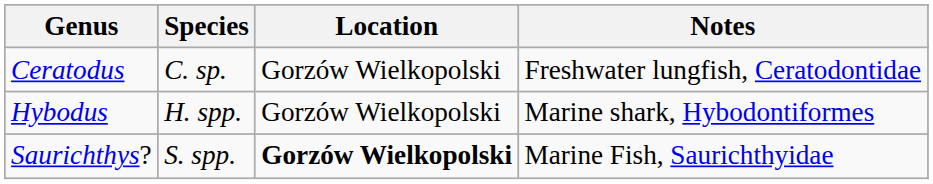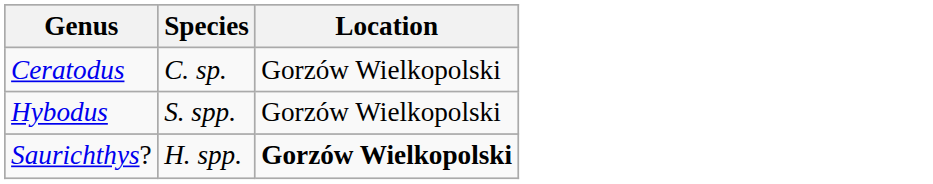- column: (723, 26)
(203, 112) H. spp. -> (200, 112) S. spp.
(200, 155) S. spp. -> (203, 155) H. spp.
